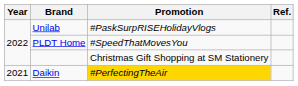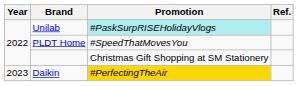(153, 28) no background -> (153, 28) paleturquoise background
(17, 73) 2021 -> (17, 73) 2023
